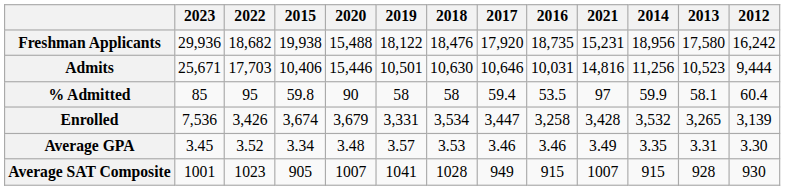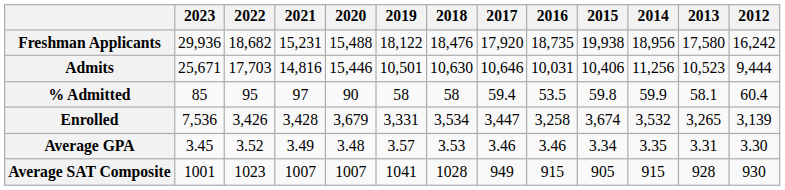columns swapped: (603, 17) <-> (300, 17)
